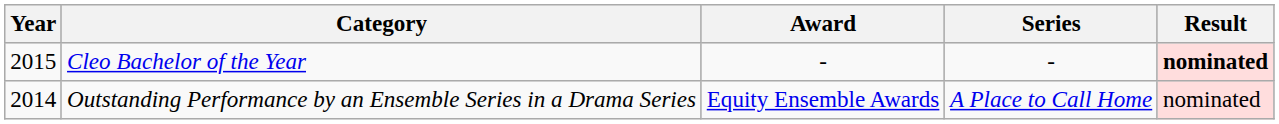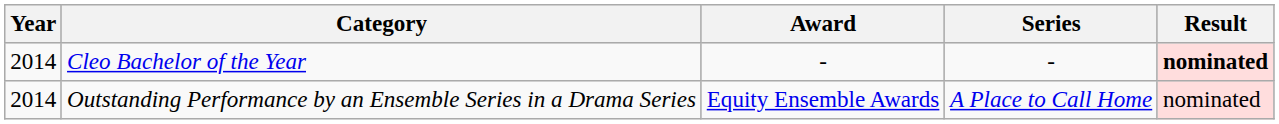(33, 61) 2015 -> (33, 61) 2014
